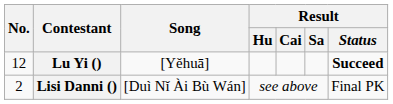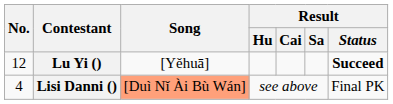(19, 87) 2 -> (19, 87) 4
(185, 87) no background -> (185, 87) lightsalmon background
